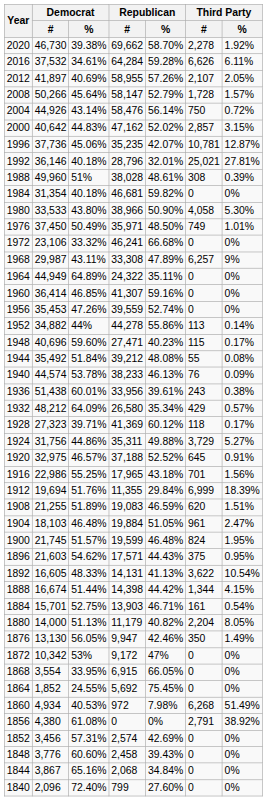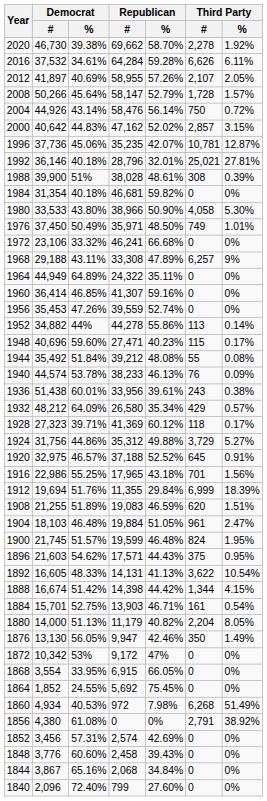(51, 177) 49,960 -> (51, 177) 39,900
(51, 260) 29,987 -> (51, 260) 29,188
(127, 441) 35,311 -> (127, 441) 35,312
(89, 590) 51.44% -> (89, 590) 51.42%
